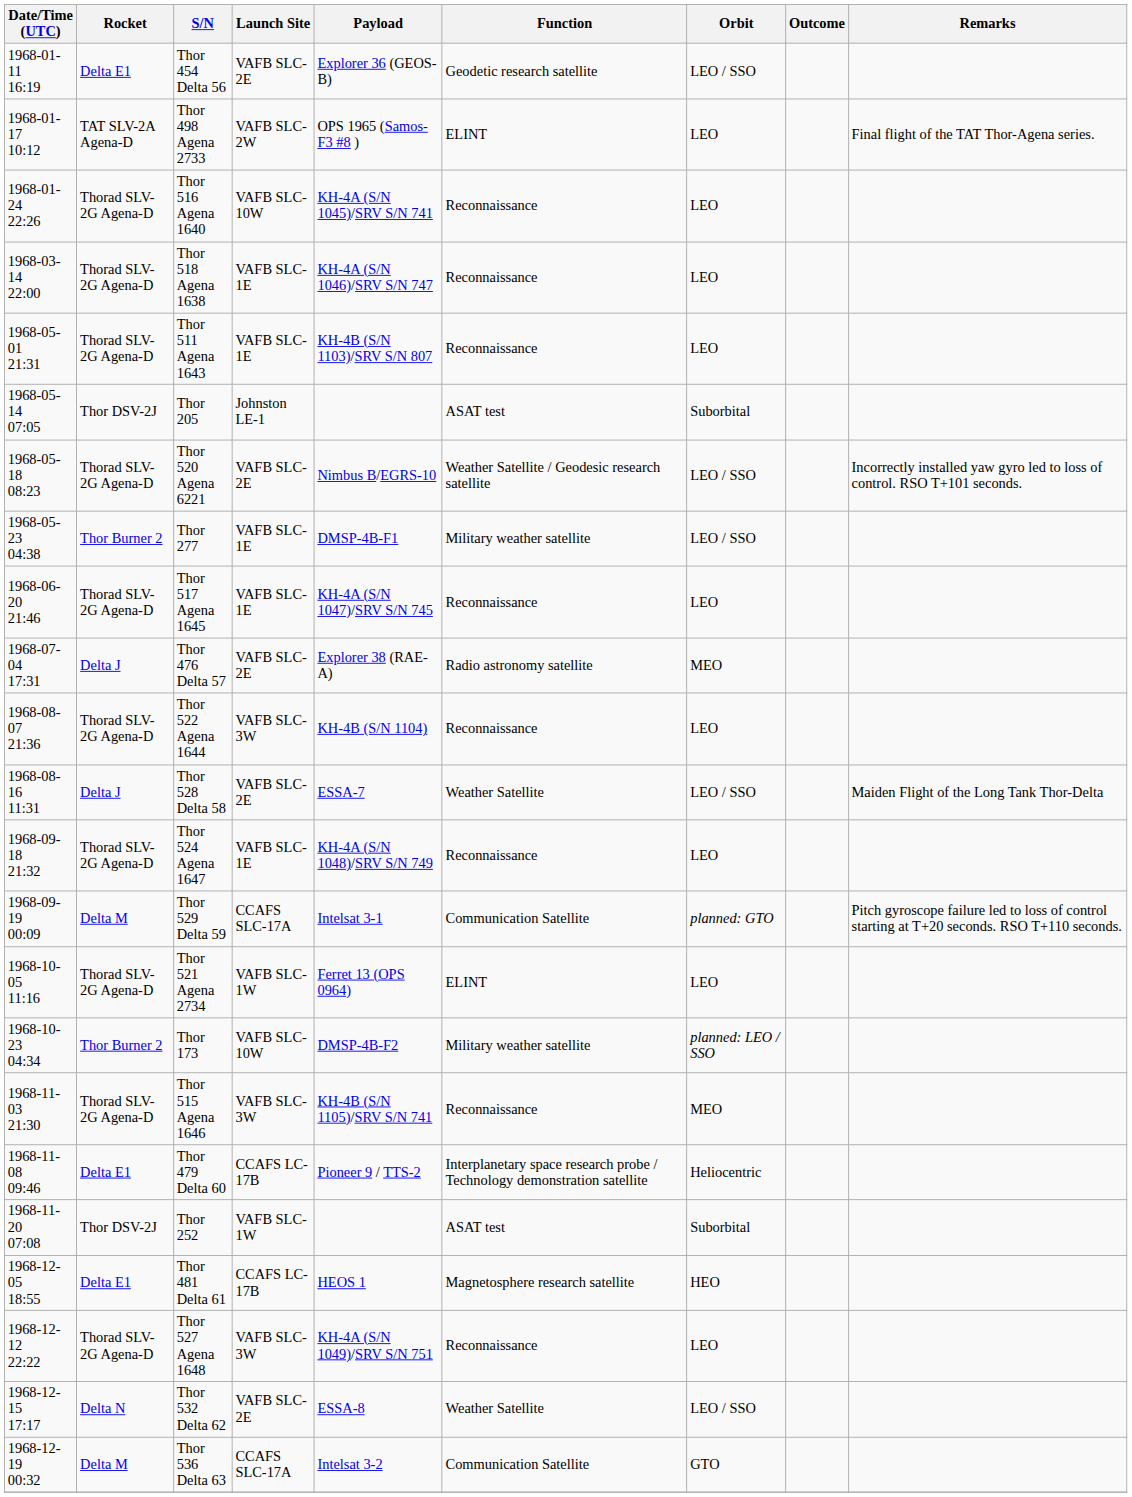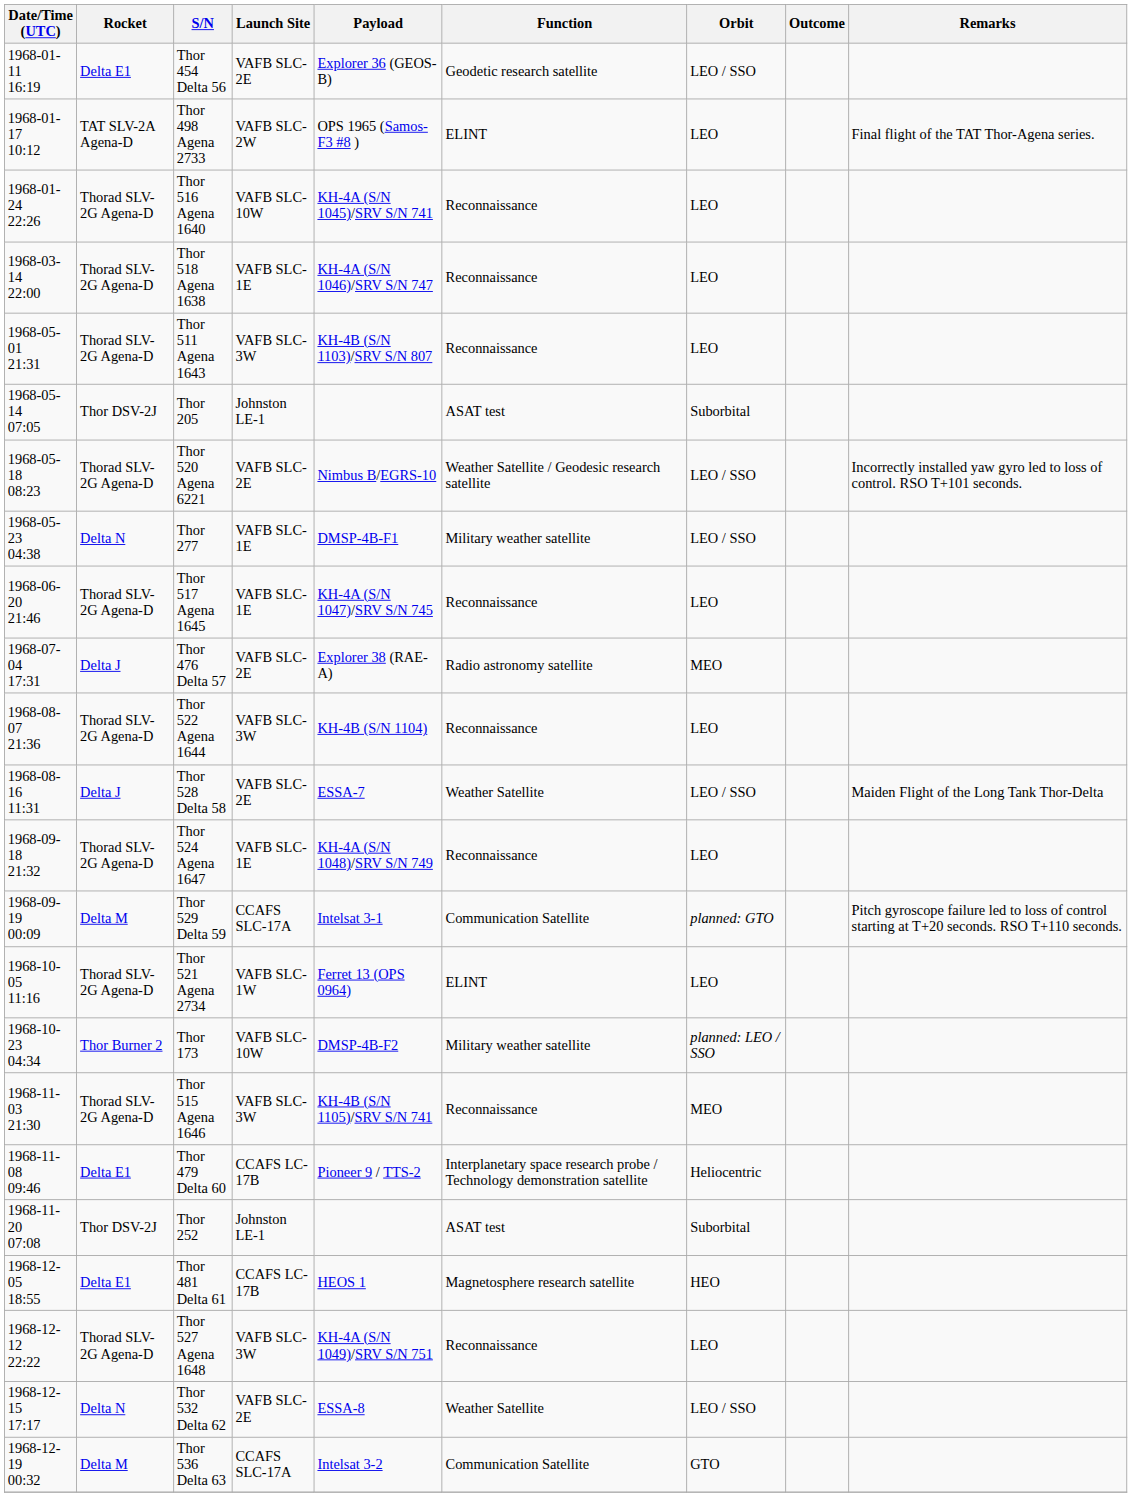(271, 348) VAFB SLC-1E -> (271, 348) VAFB SLC-3W
(121, 538) Thor Burner 2 -> (103, 538) Delta N
(271, 1227) VAFB SLC-1W -> (261, 1227) Johnston LE-1
